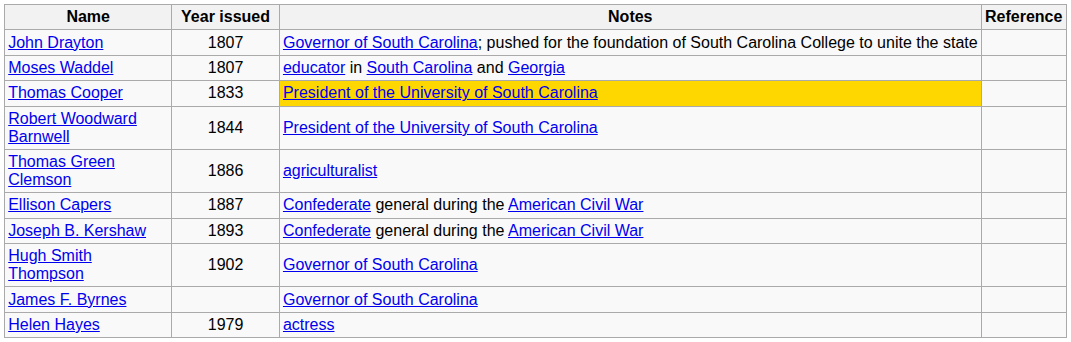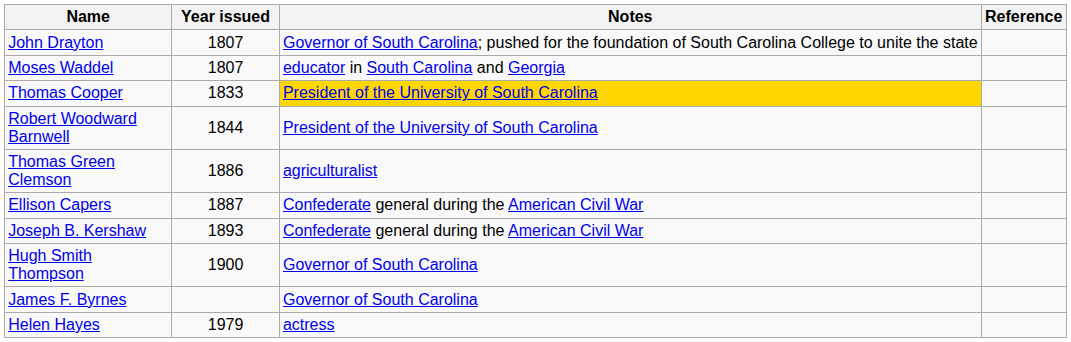(226, 265) 1902 -> (226, 265) 1900
